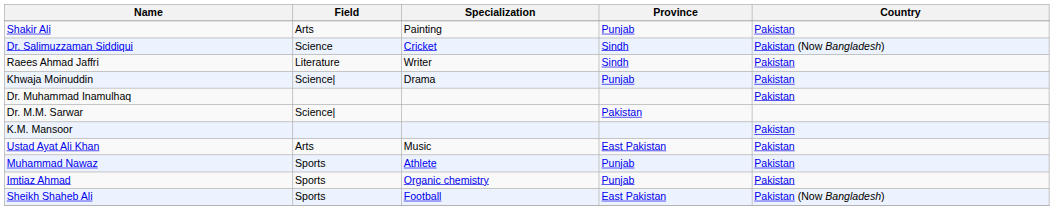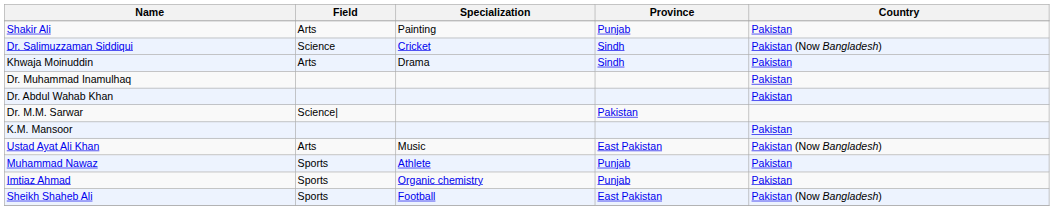- row: (53, 63)
(315, 79) Science| -> (307, 63) Arts
(618, 79) Punjab -> (611, 63) Sindh
+ row: (60, 96)
(774, 146) Pakistan -> (817, 146) Pakistan (Now Bangladesh)
